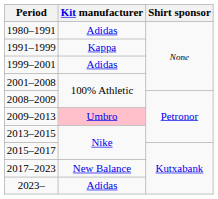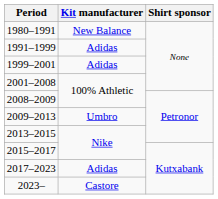(102, 30) Adidas -> (102, 30) New Balance
(102, 47) Kappa -> (102, 47) Adidas
(102, 116) pink background -> (102, 116) no background
(102, 168) New Balance -> (102, 168) Adidas
(102, 185) Adidas -> (102, 185) Castore
